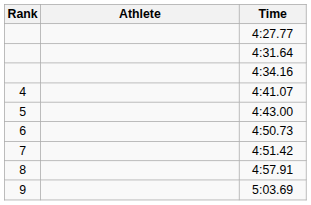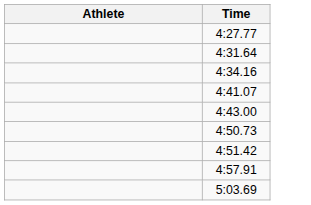- column: (23, 14)
